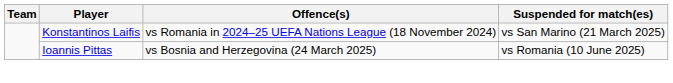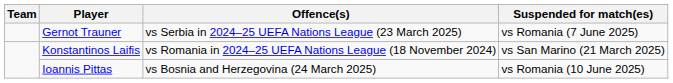+ row: (82, 32)
